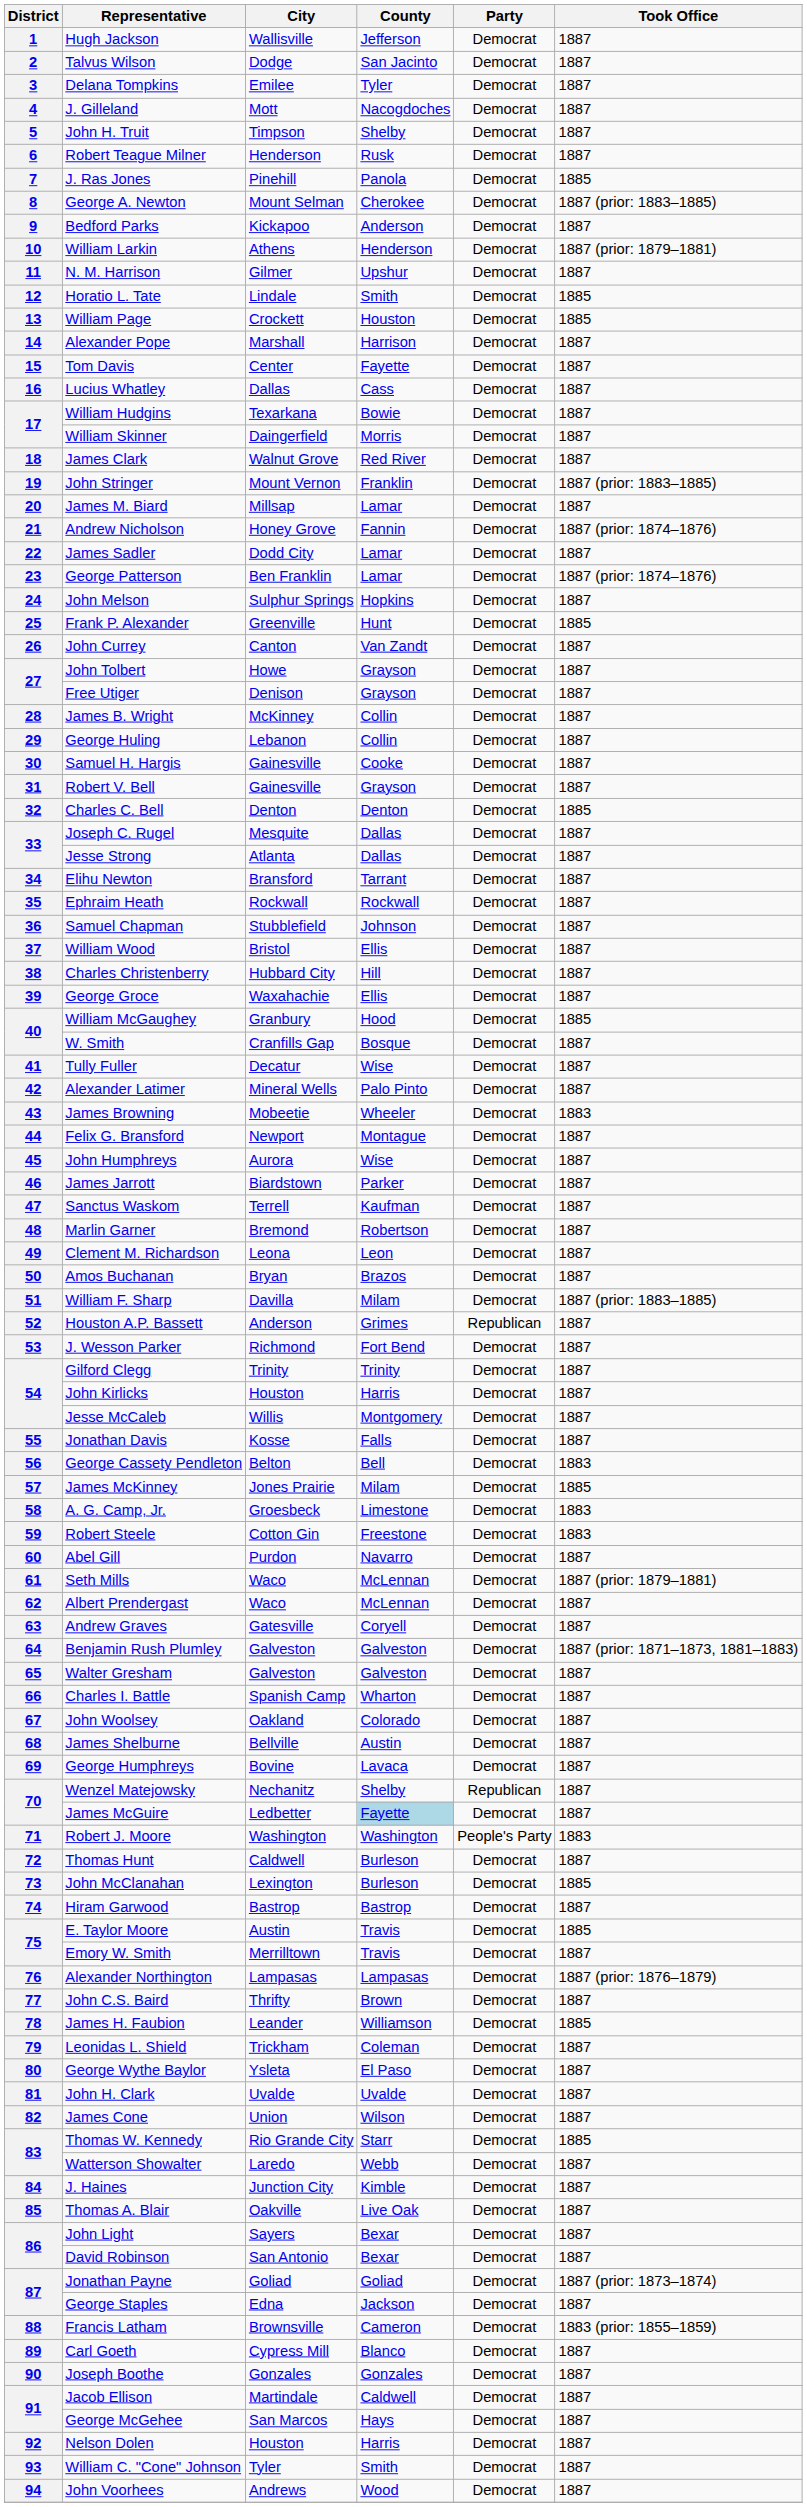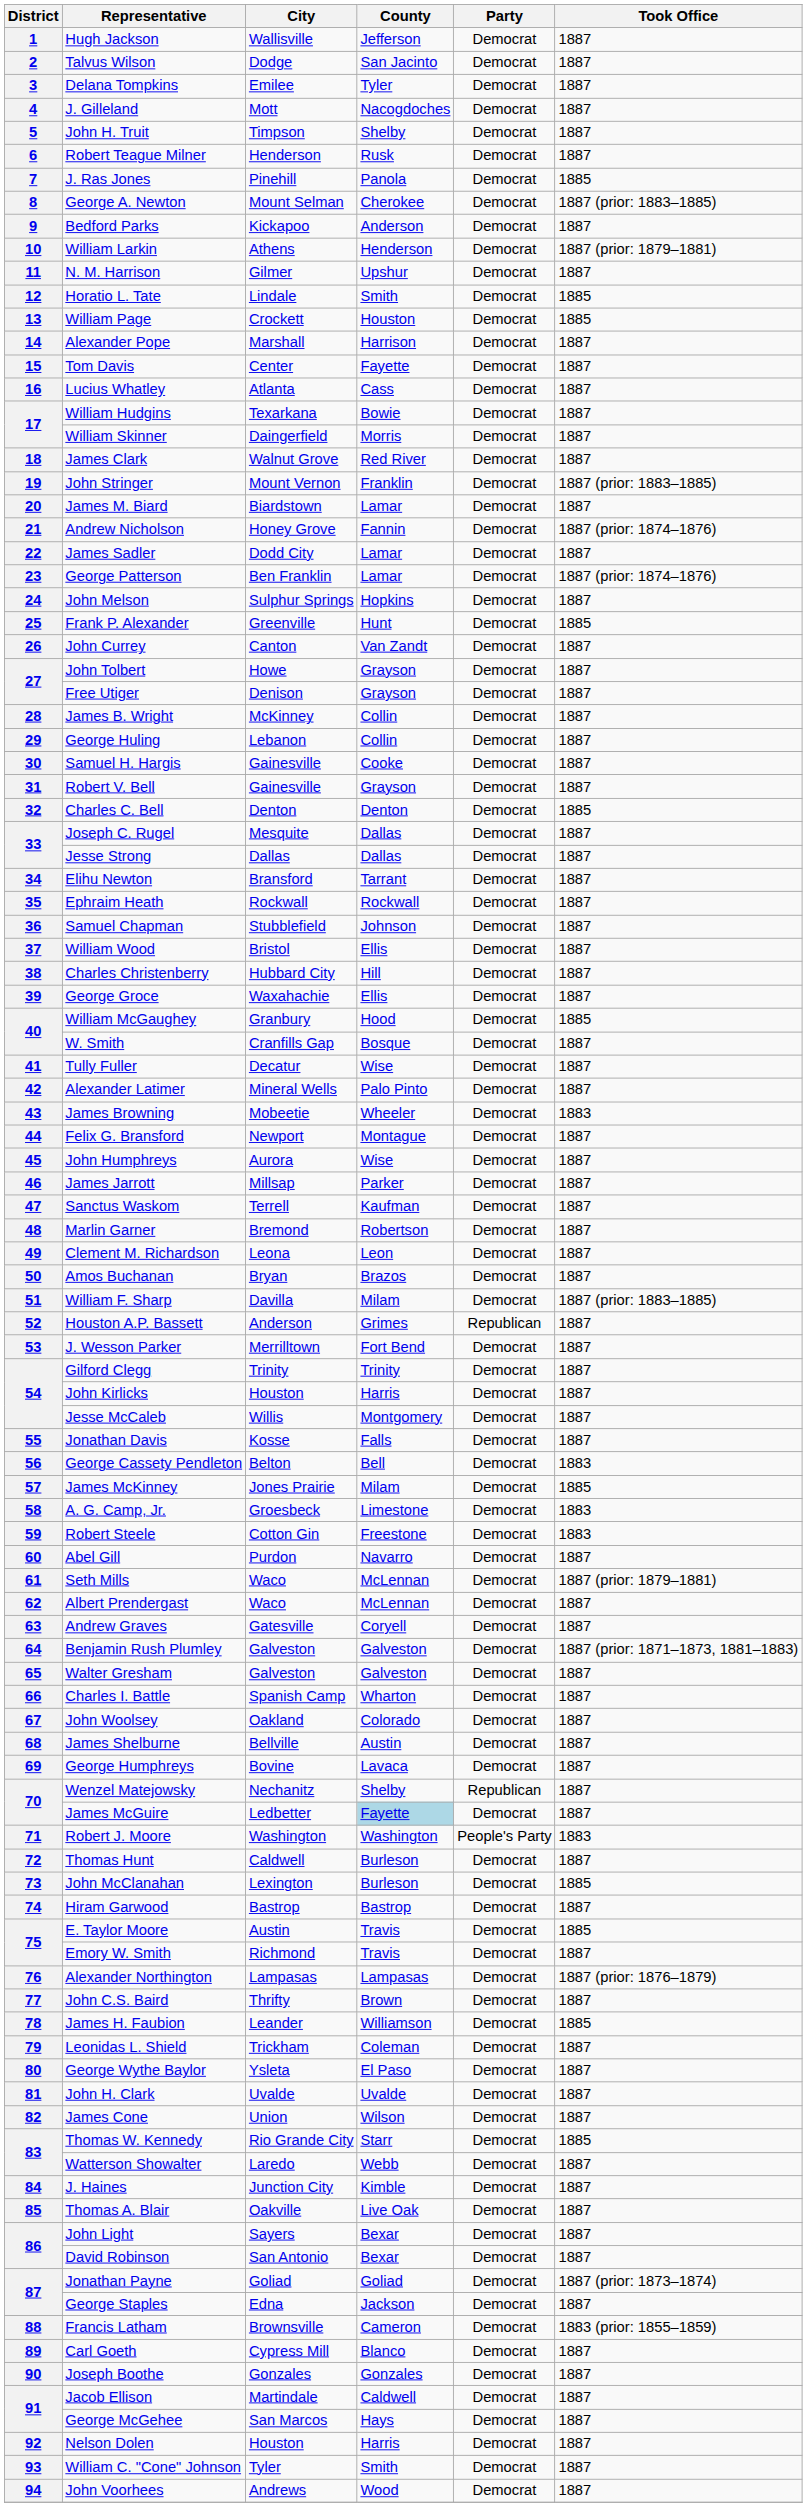(269, 389) Dallas -> (272, 389) Atlanta
(272, 506) Millsap -> (285, 506) Biardstown
(272, 856) Atlanta -> (269, 856) Dallas
(285, 1183) Biardstown -> (272, 1183) Millsap
(282, 1346) Richmond -> (284, 1346) Merrilltown
(284, 1953) Merrilltown -> (282, 1953) Richmond
